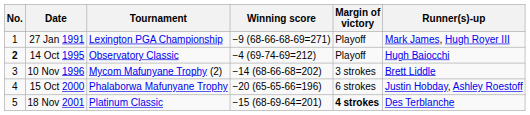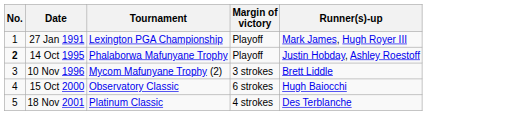- column: (281, 18)
(134, 55) Observatory Classic -> (158, 55) Phalaborwa Mafunyane Trophy
(417, 55) Hugh Baiocchi -> (351, 55) Justin Hobday, Ashley Roestoff
(158, 87) Phalaborwa Mafunyane Trophy -> (134, 87) Observatory Classic
(454, 87) Justin Hobday, Ashley Roestoff -> (314, 87) Hugh Baiocchi
(357, 103) bold -> (253, 103) normal
